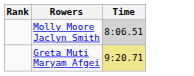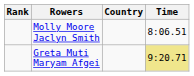+ column: (124, 12)
(124, 32) lightgrey background -> (167, 32) no background
